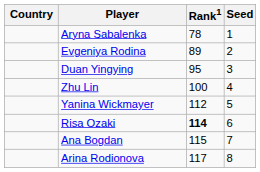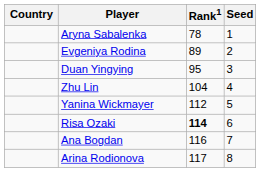(198, 87) 100 -> (198, 87) 104
(198, 140) 115 -> (198, 140) 116
